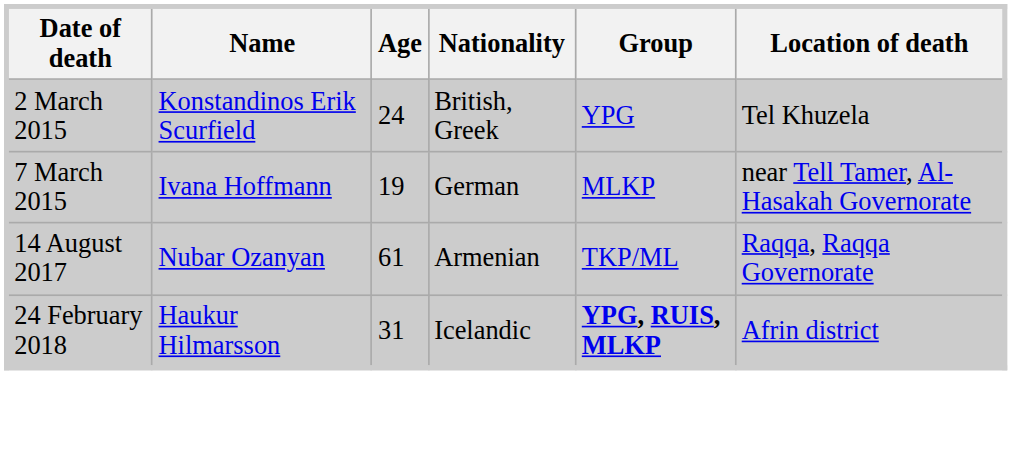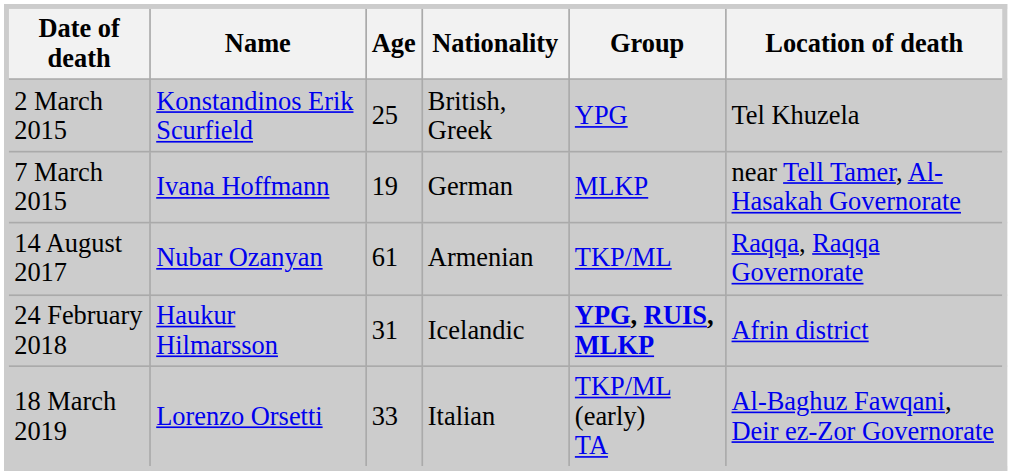(391, 115) 24 -> (385, 115) 25
+ row: (65, 416)
